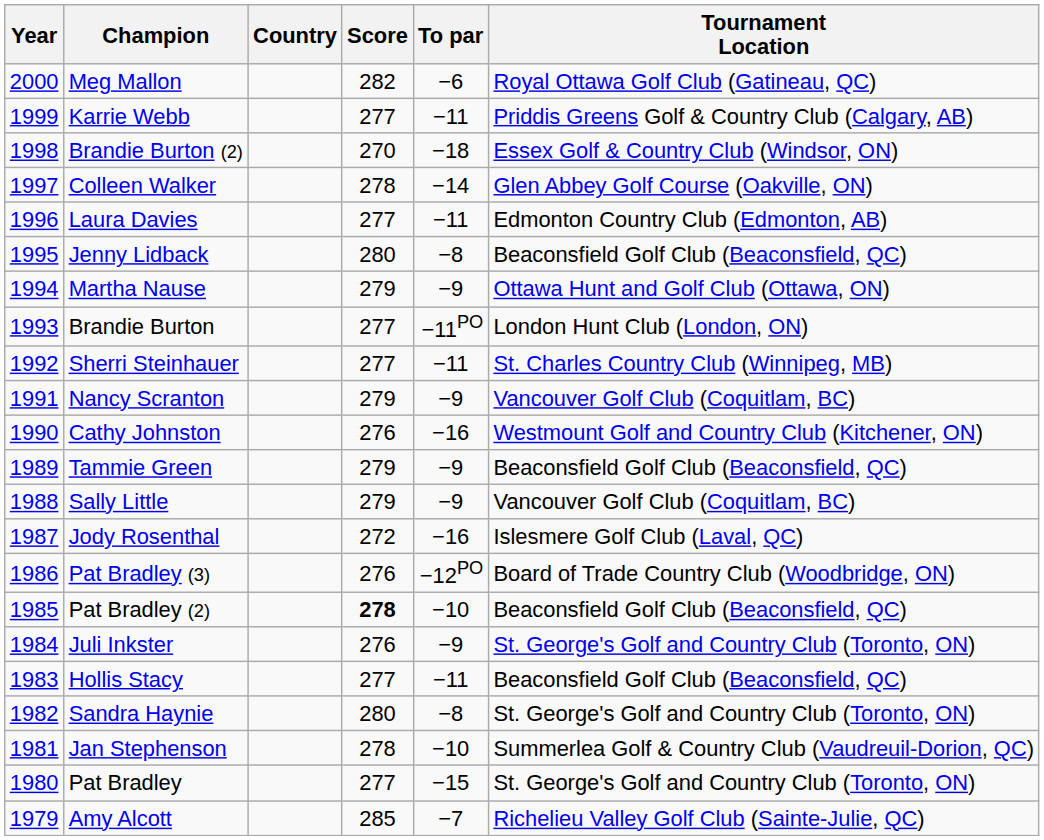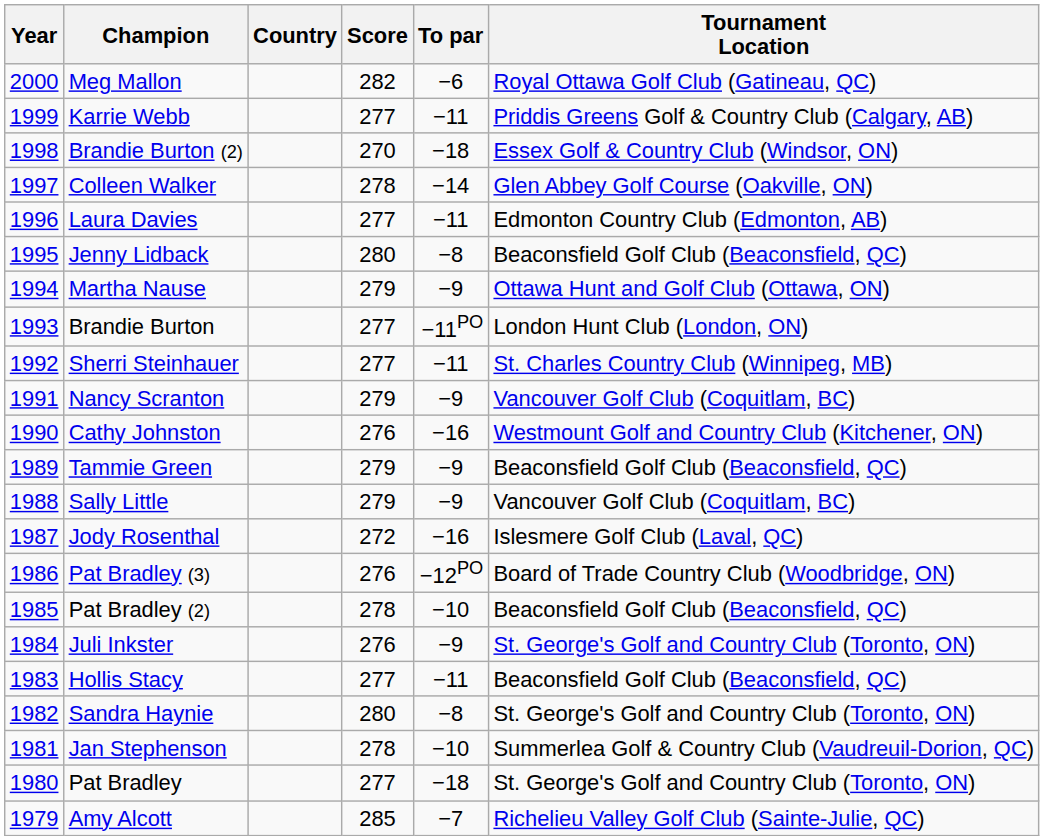(378, 610) bold -> (378, 610) normal
(451, 783) −15 -> (451, 783) −18
